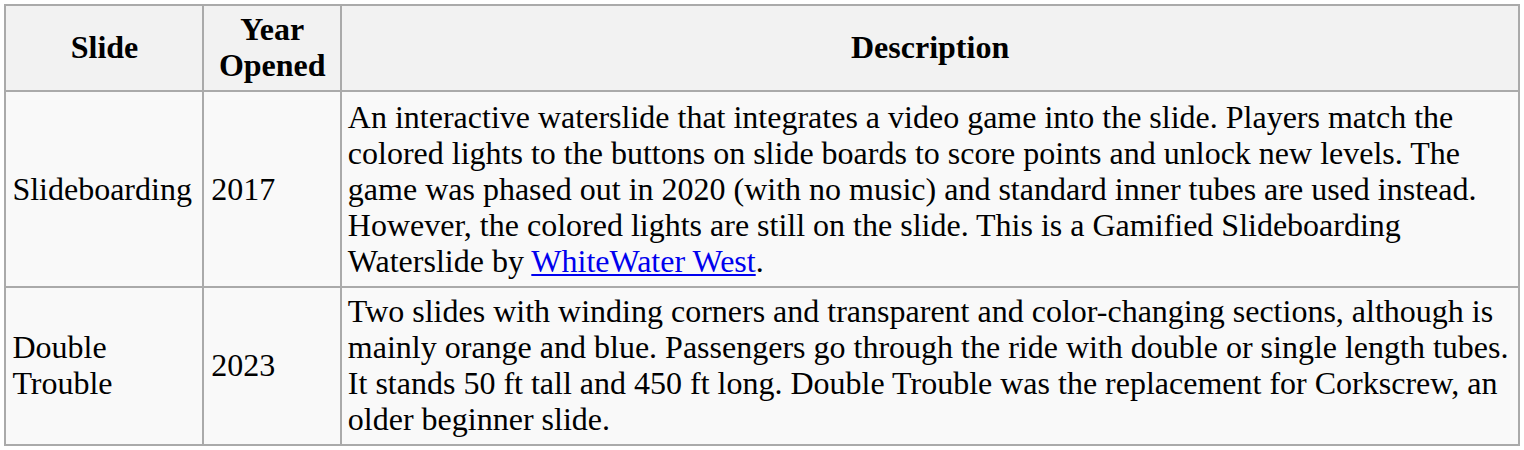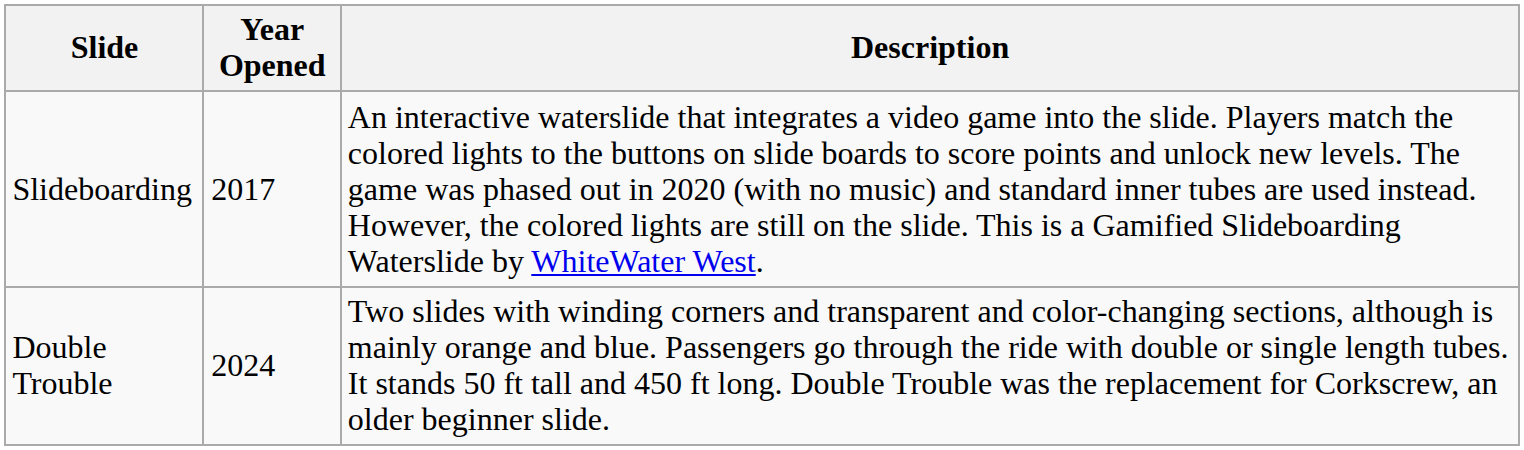(243, 365) 2023 -> (243, 365) 2024
